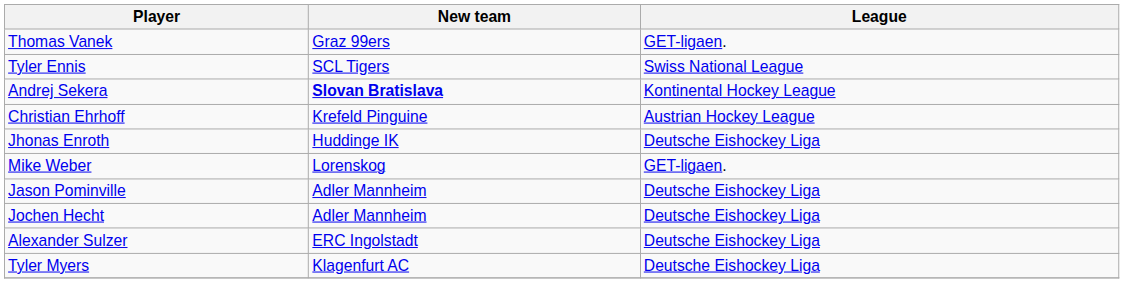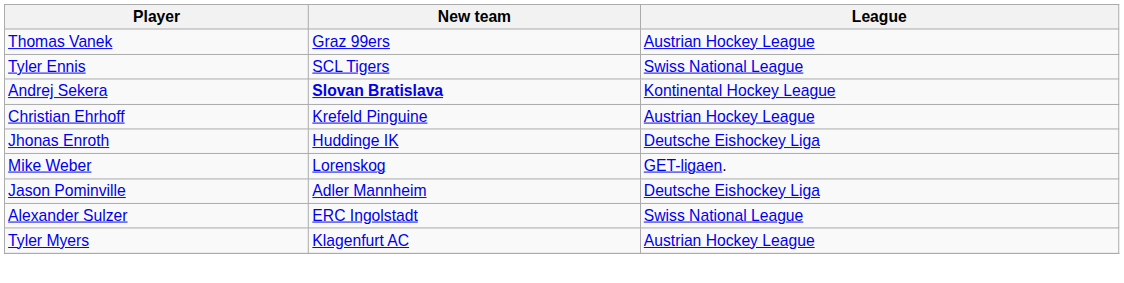(685, 41) GET-ligaen. -> (729, 41) Austrian Hockey League
- row: (56, 215)
(732, 240) Deutsche Eishockey Liga -> (724, 215) Swiss National League
(732, 265) Deutsche Eishockey Liga -> (729, 240) Austrian Hockey League
